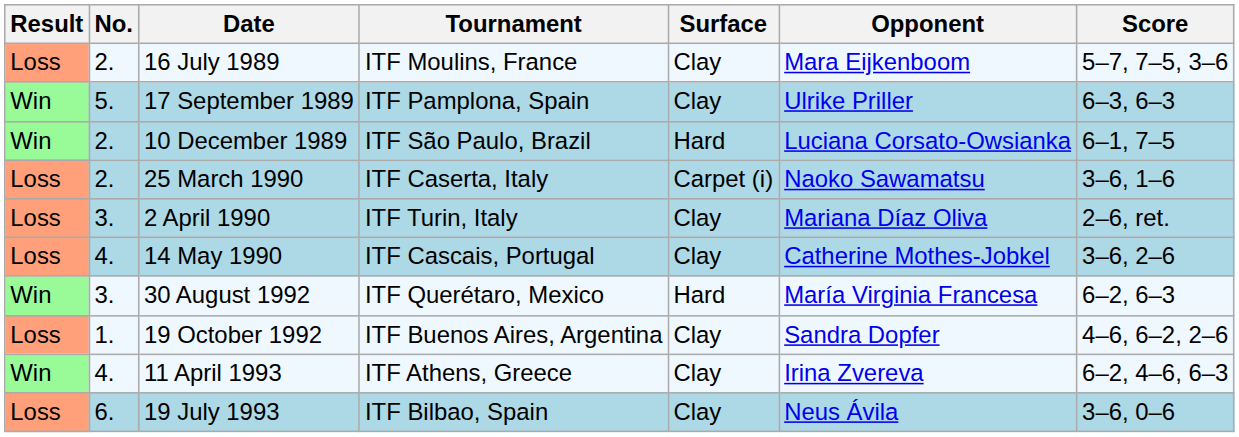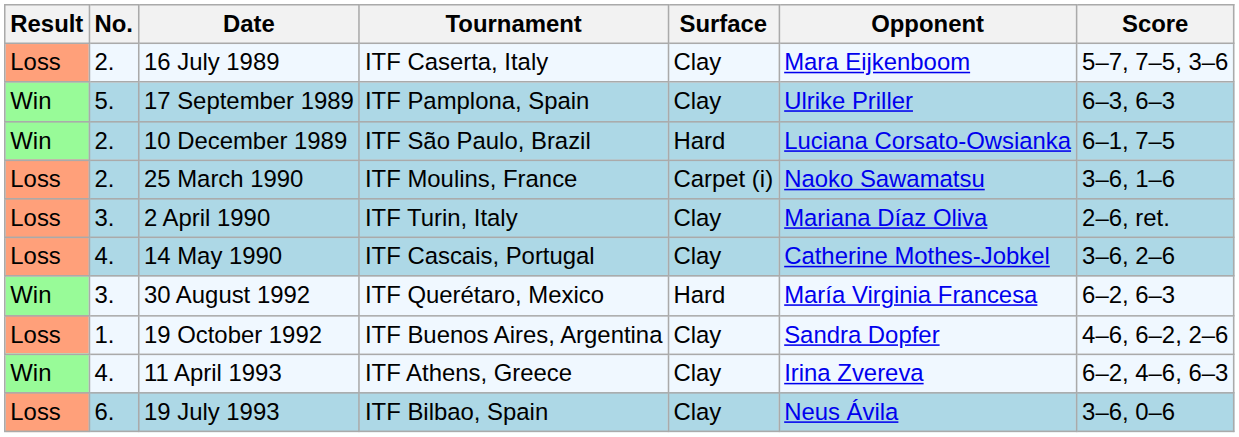(471, 62) ITF Moulins, France -> (457, 62) ITF Caserta, Italy
(457, 178) ITF Caserta, Italy -> (471, 178) ITF Moulins, France
